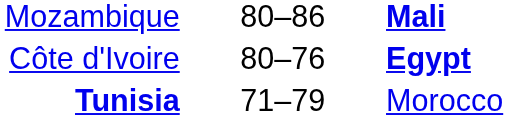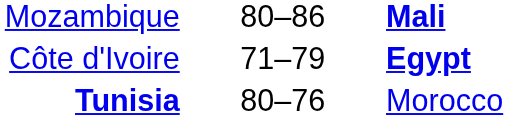(283, 59) 80–76 -> (283, 59) 71–79
(283, 101) 71–79 -> (283, 101) 80–76
